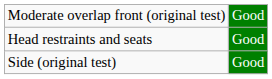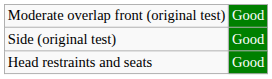rows swapped: (62, 62) <-> (80, 39)
